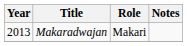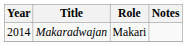(19, 32) 2013 -> (19, 32) 2014
